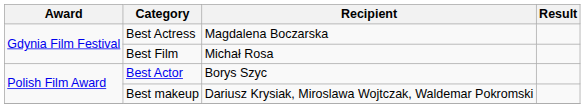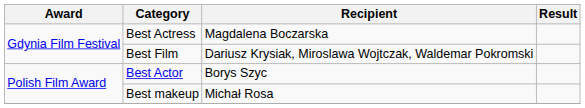(239, 53) Michał Rosa -> (369, 53) Dariusz Krysiak, Miroslawa Wojtczak, Waldemar Pokromski
(369, 93) Dariusz Krysiak, Miroslawa Wojtczak, Waldemar Pokromski -> (239, 93) Michał Rosa
